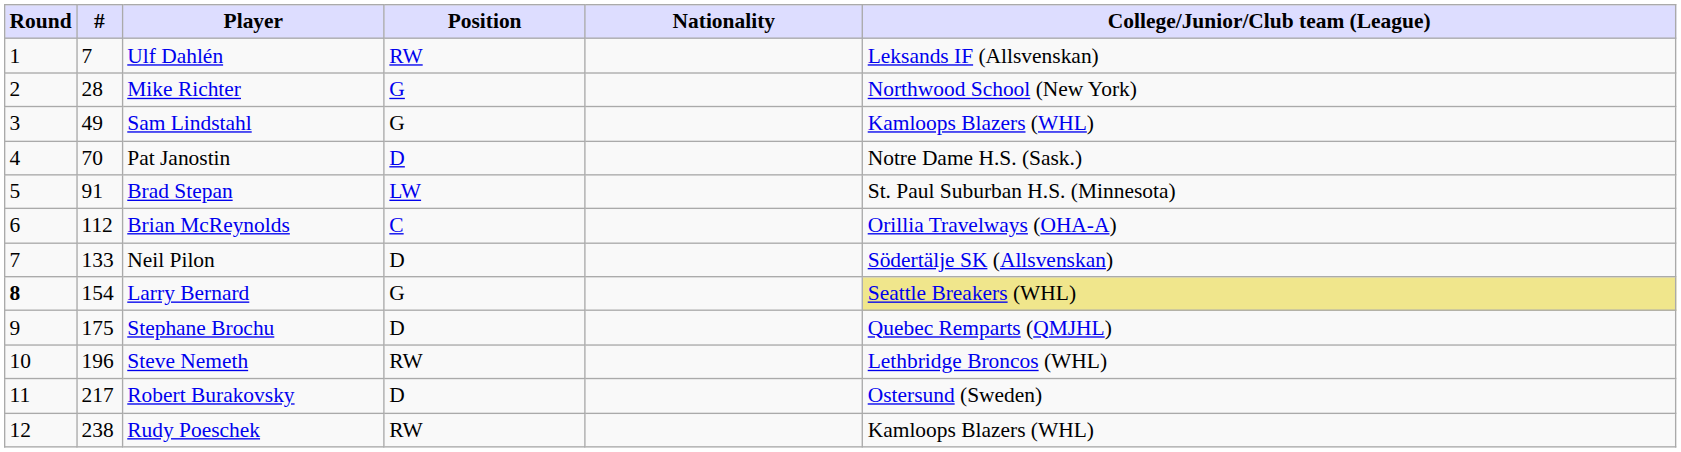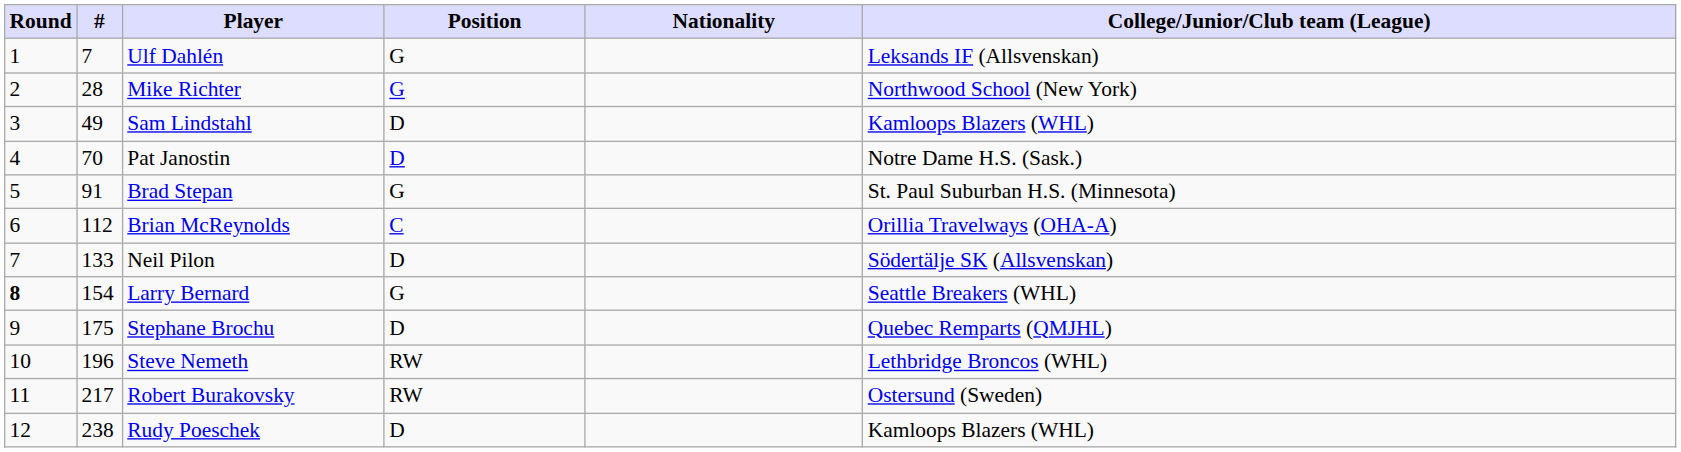(406, 55) RW -> (397, 55) G
(397, 123) G -> (397, 123) D
(405, 191) LW -> (397, 191) G
(972, 293) khaki background -> (972, 293) no background
(397, 395) D -> (406, 395) RW
(406, 429) RW -> (397, 429) D
